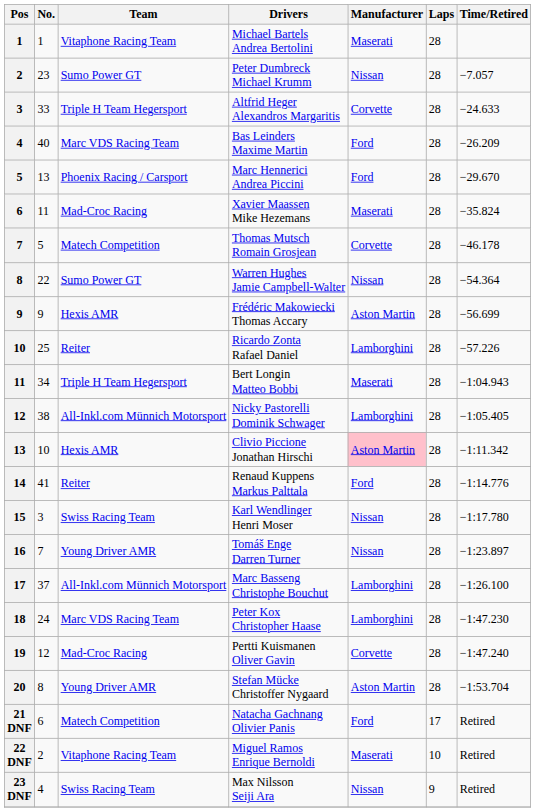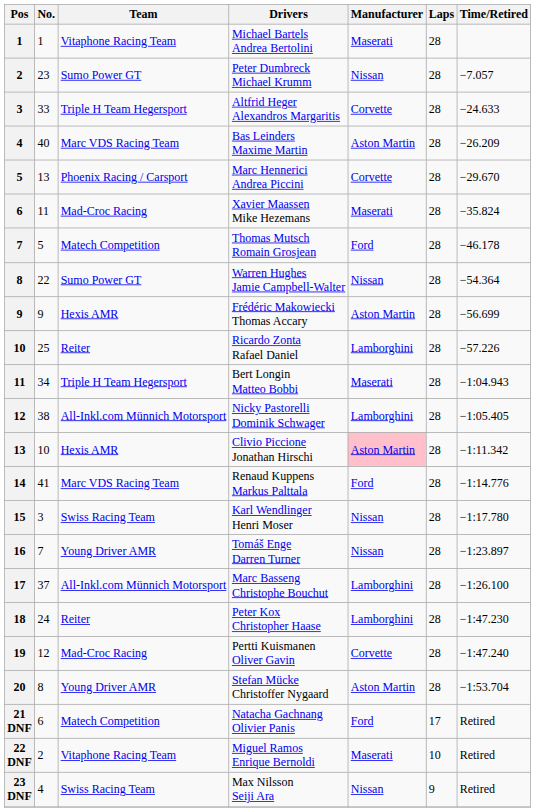(362, 143) Ford -> (383, 143) Aston Martin
(362, 177) Ford -> (371, 177) Corvette
(371, 245) Corvette -> (362, 245) Ford
(75, 483) Reiter -> (120, 483) Marc VDS Racing Team
(120, 619) Marc VDS Racing Team -> (75, 619) Reiter
